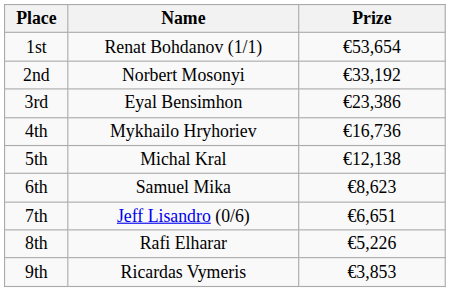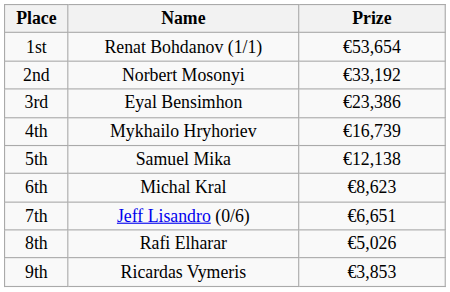(372, 131) €16,736 -> (372, 131) €16,739
(183, 159) Michal Kral -> (183, 159) Samuel Mika
(183, 187) Samuel Mika -> (183, 187) Michal Kral
(372, 243) €5,226 -> (372, 243) €5,026
